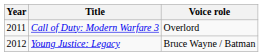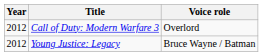(16, 28) 2011 -> (17, 28) 2012
